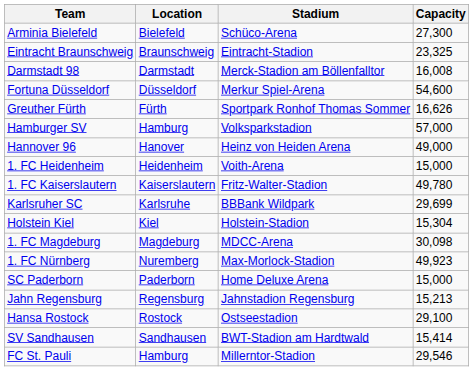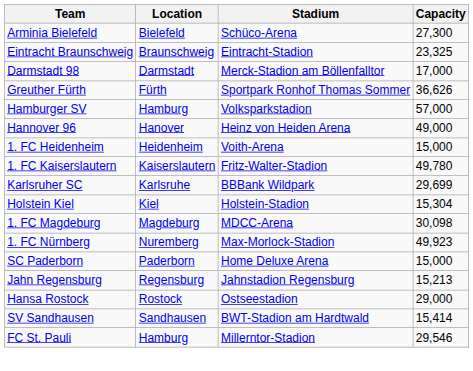(434, 71) 16,008 -> (434, 71) 17,000
- row: (58, 90)
(434, 109) 16,626 -> (434, 90) 36,626
(434, 318) 29,100 -> (434, 299) 29,000
